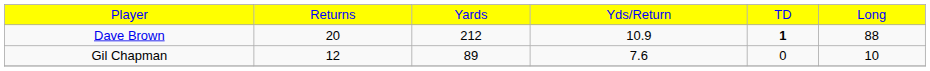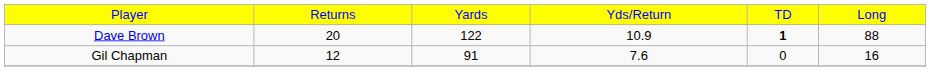(471, 35) 212 -> (471, 35) 122
(471, 55) 89 -> (471, 55) 91
(872, 55) 10 -> (872, 55) 16
